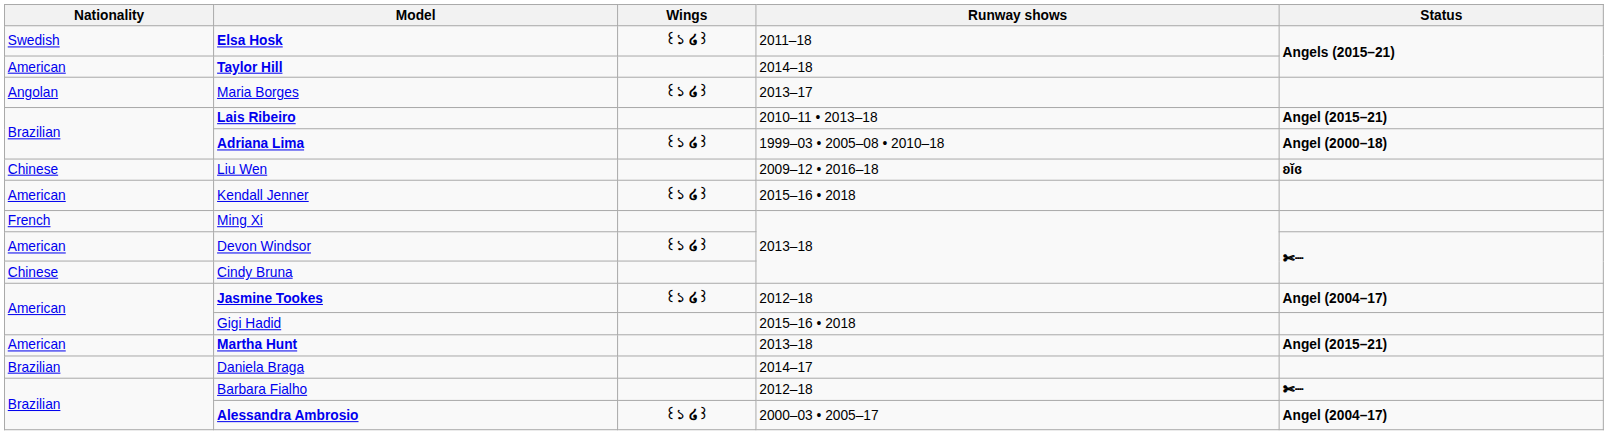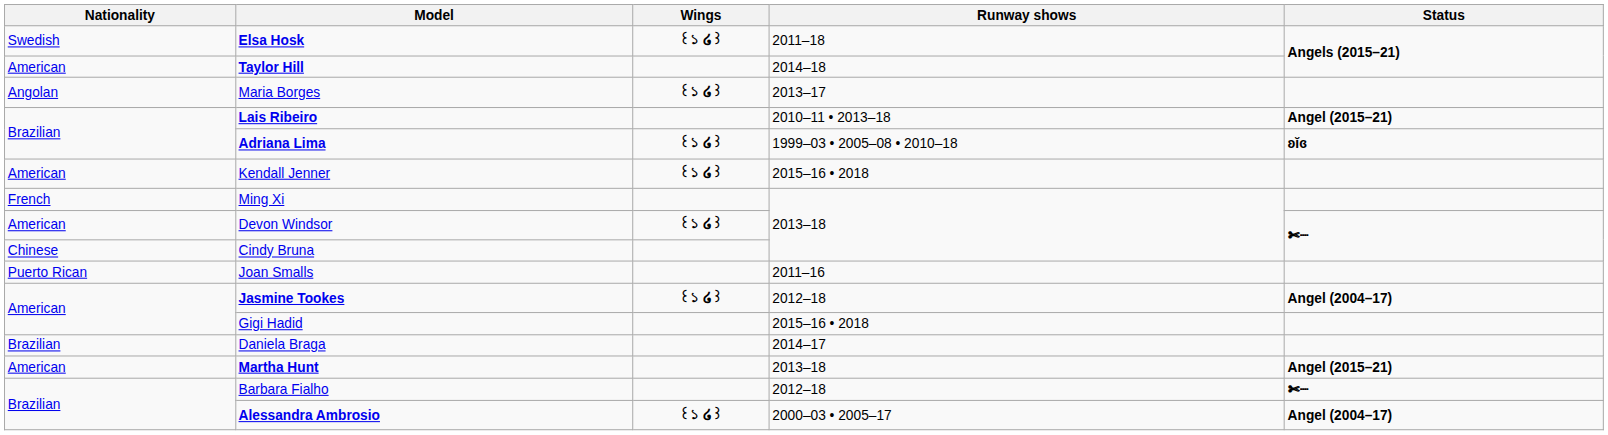(1335, 143) Angel (2000–18) -> (1297, 143) ʚĭɞ
- row: (242, 169)
+ row: (276, 272)
rows swapped: (261, 367) <-> (257, 345)
